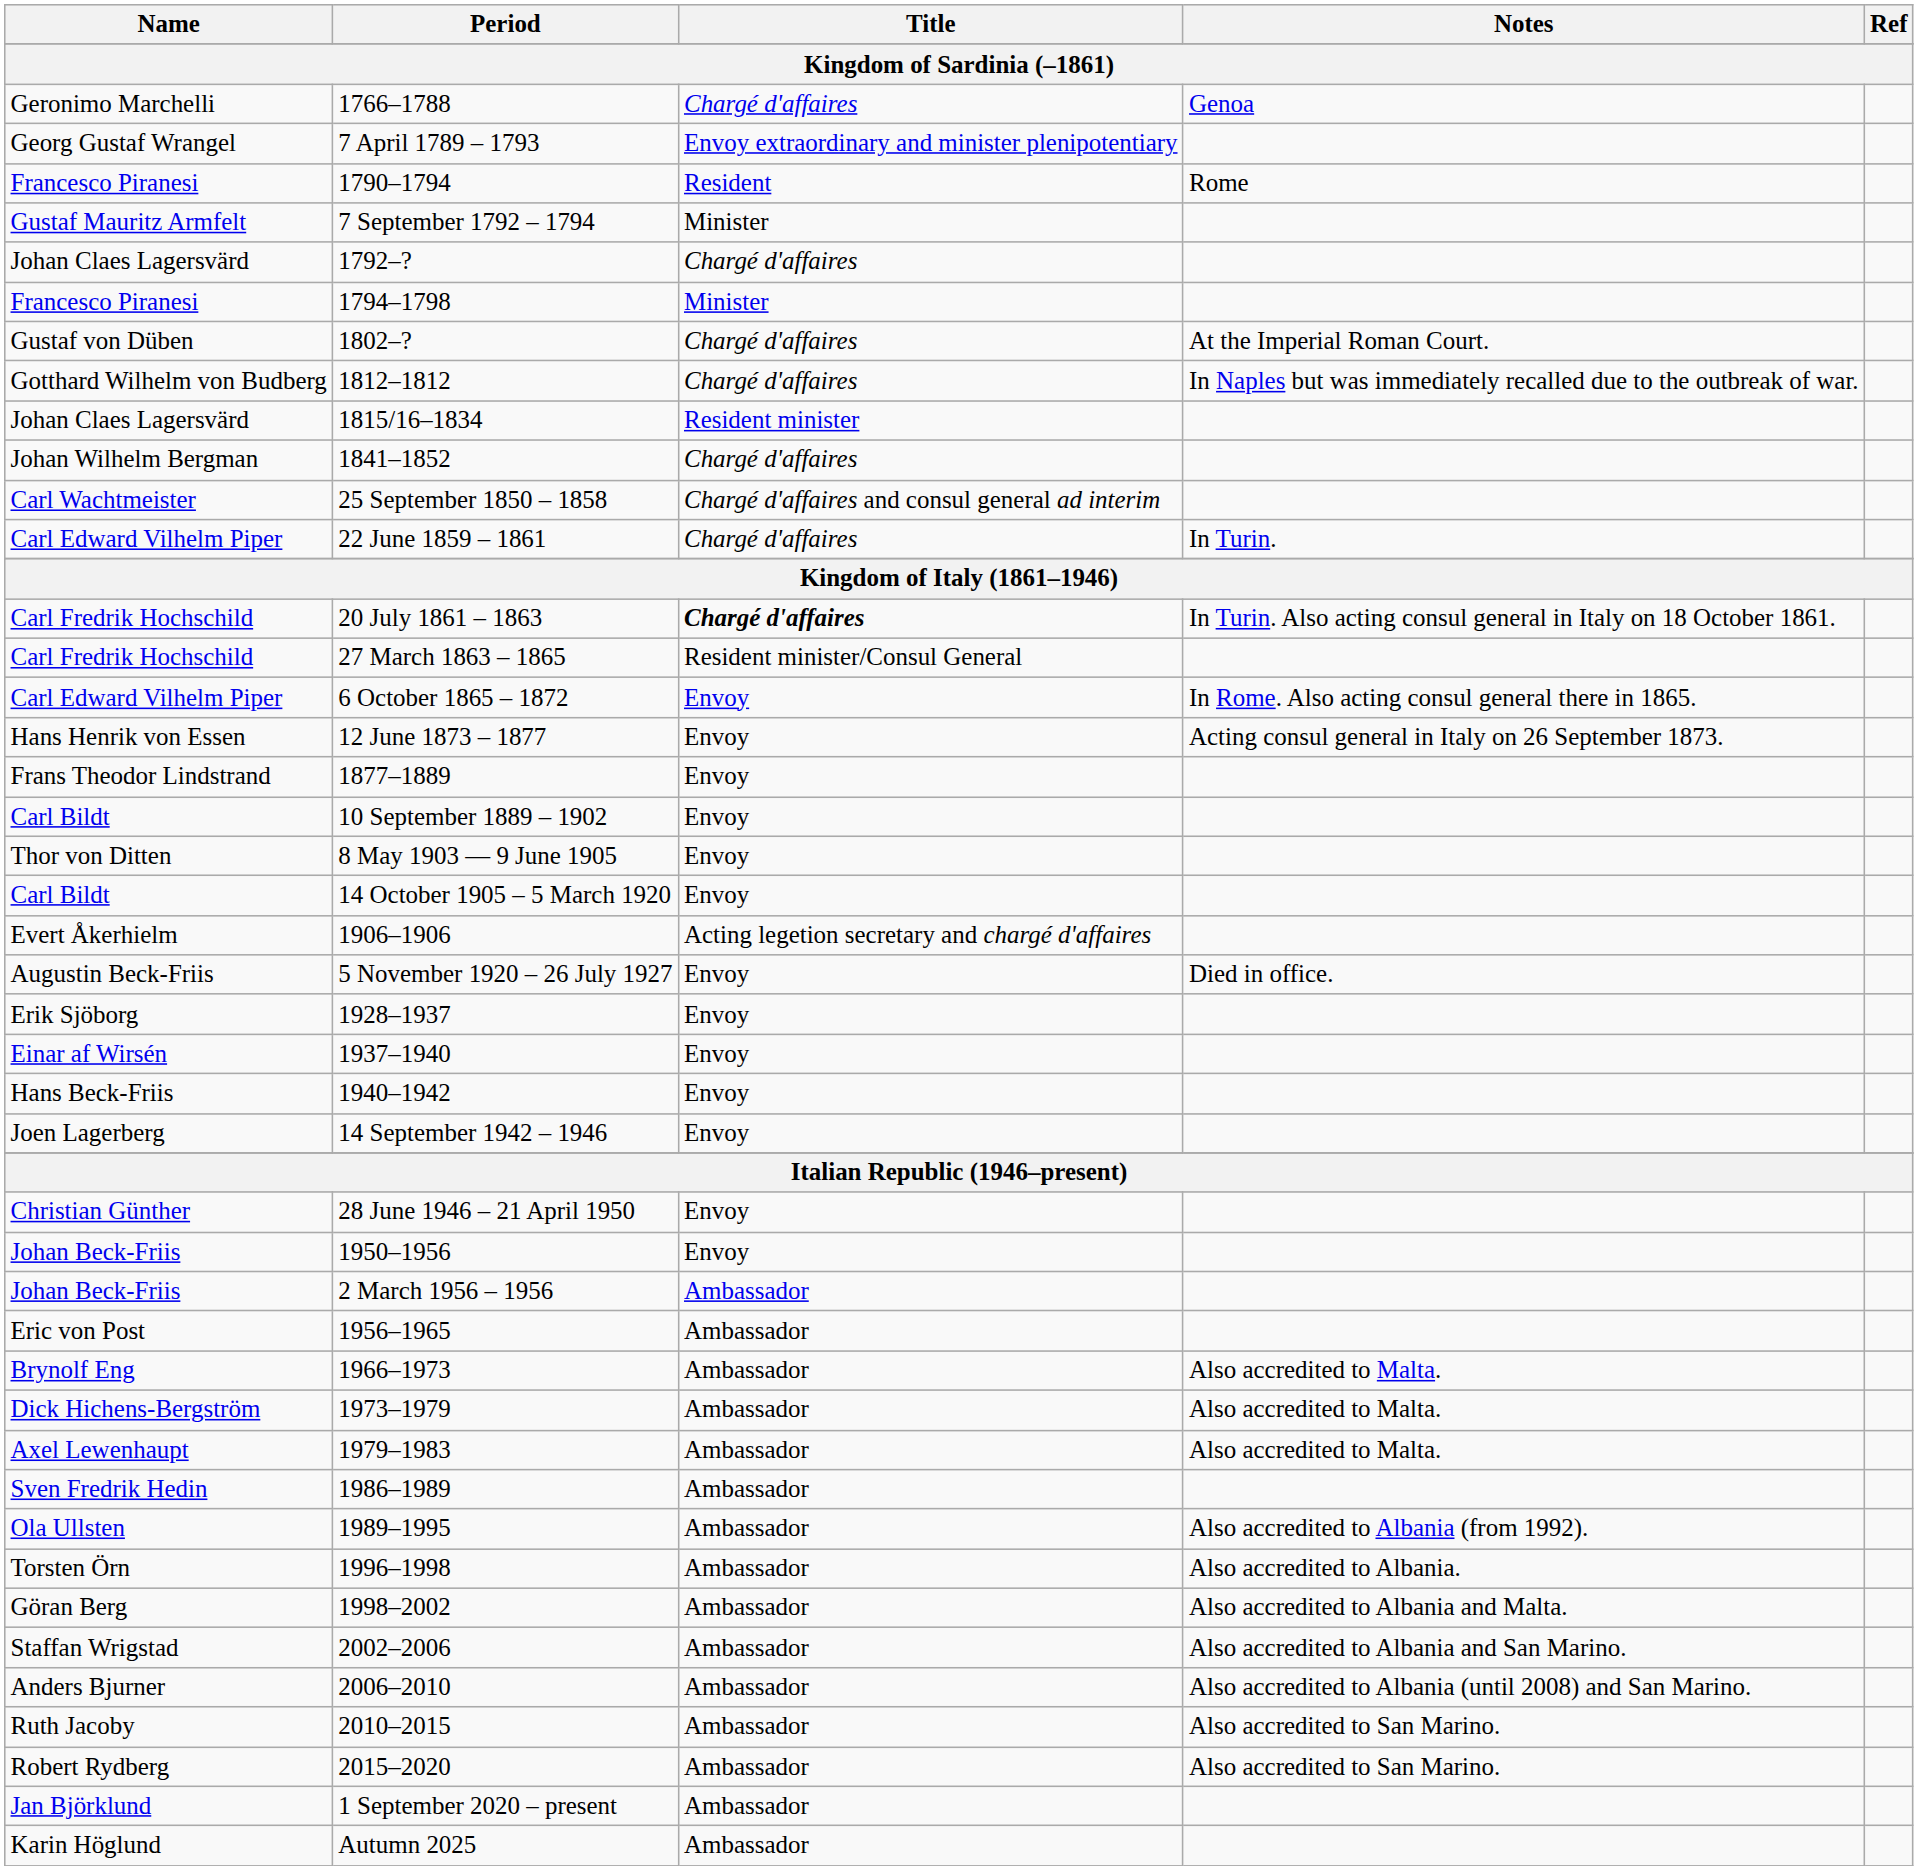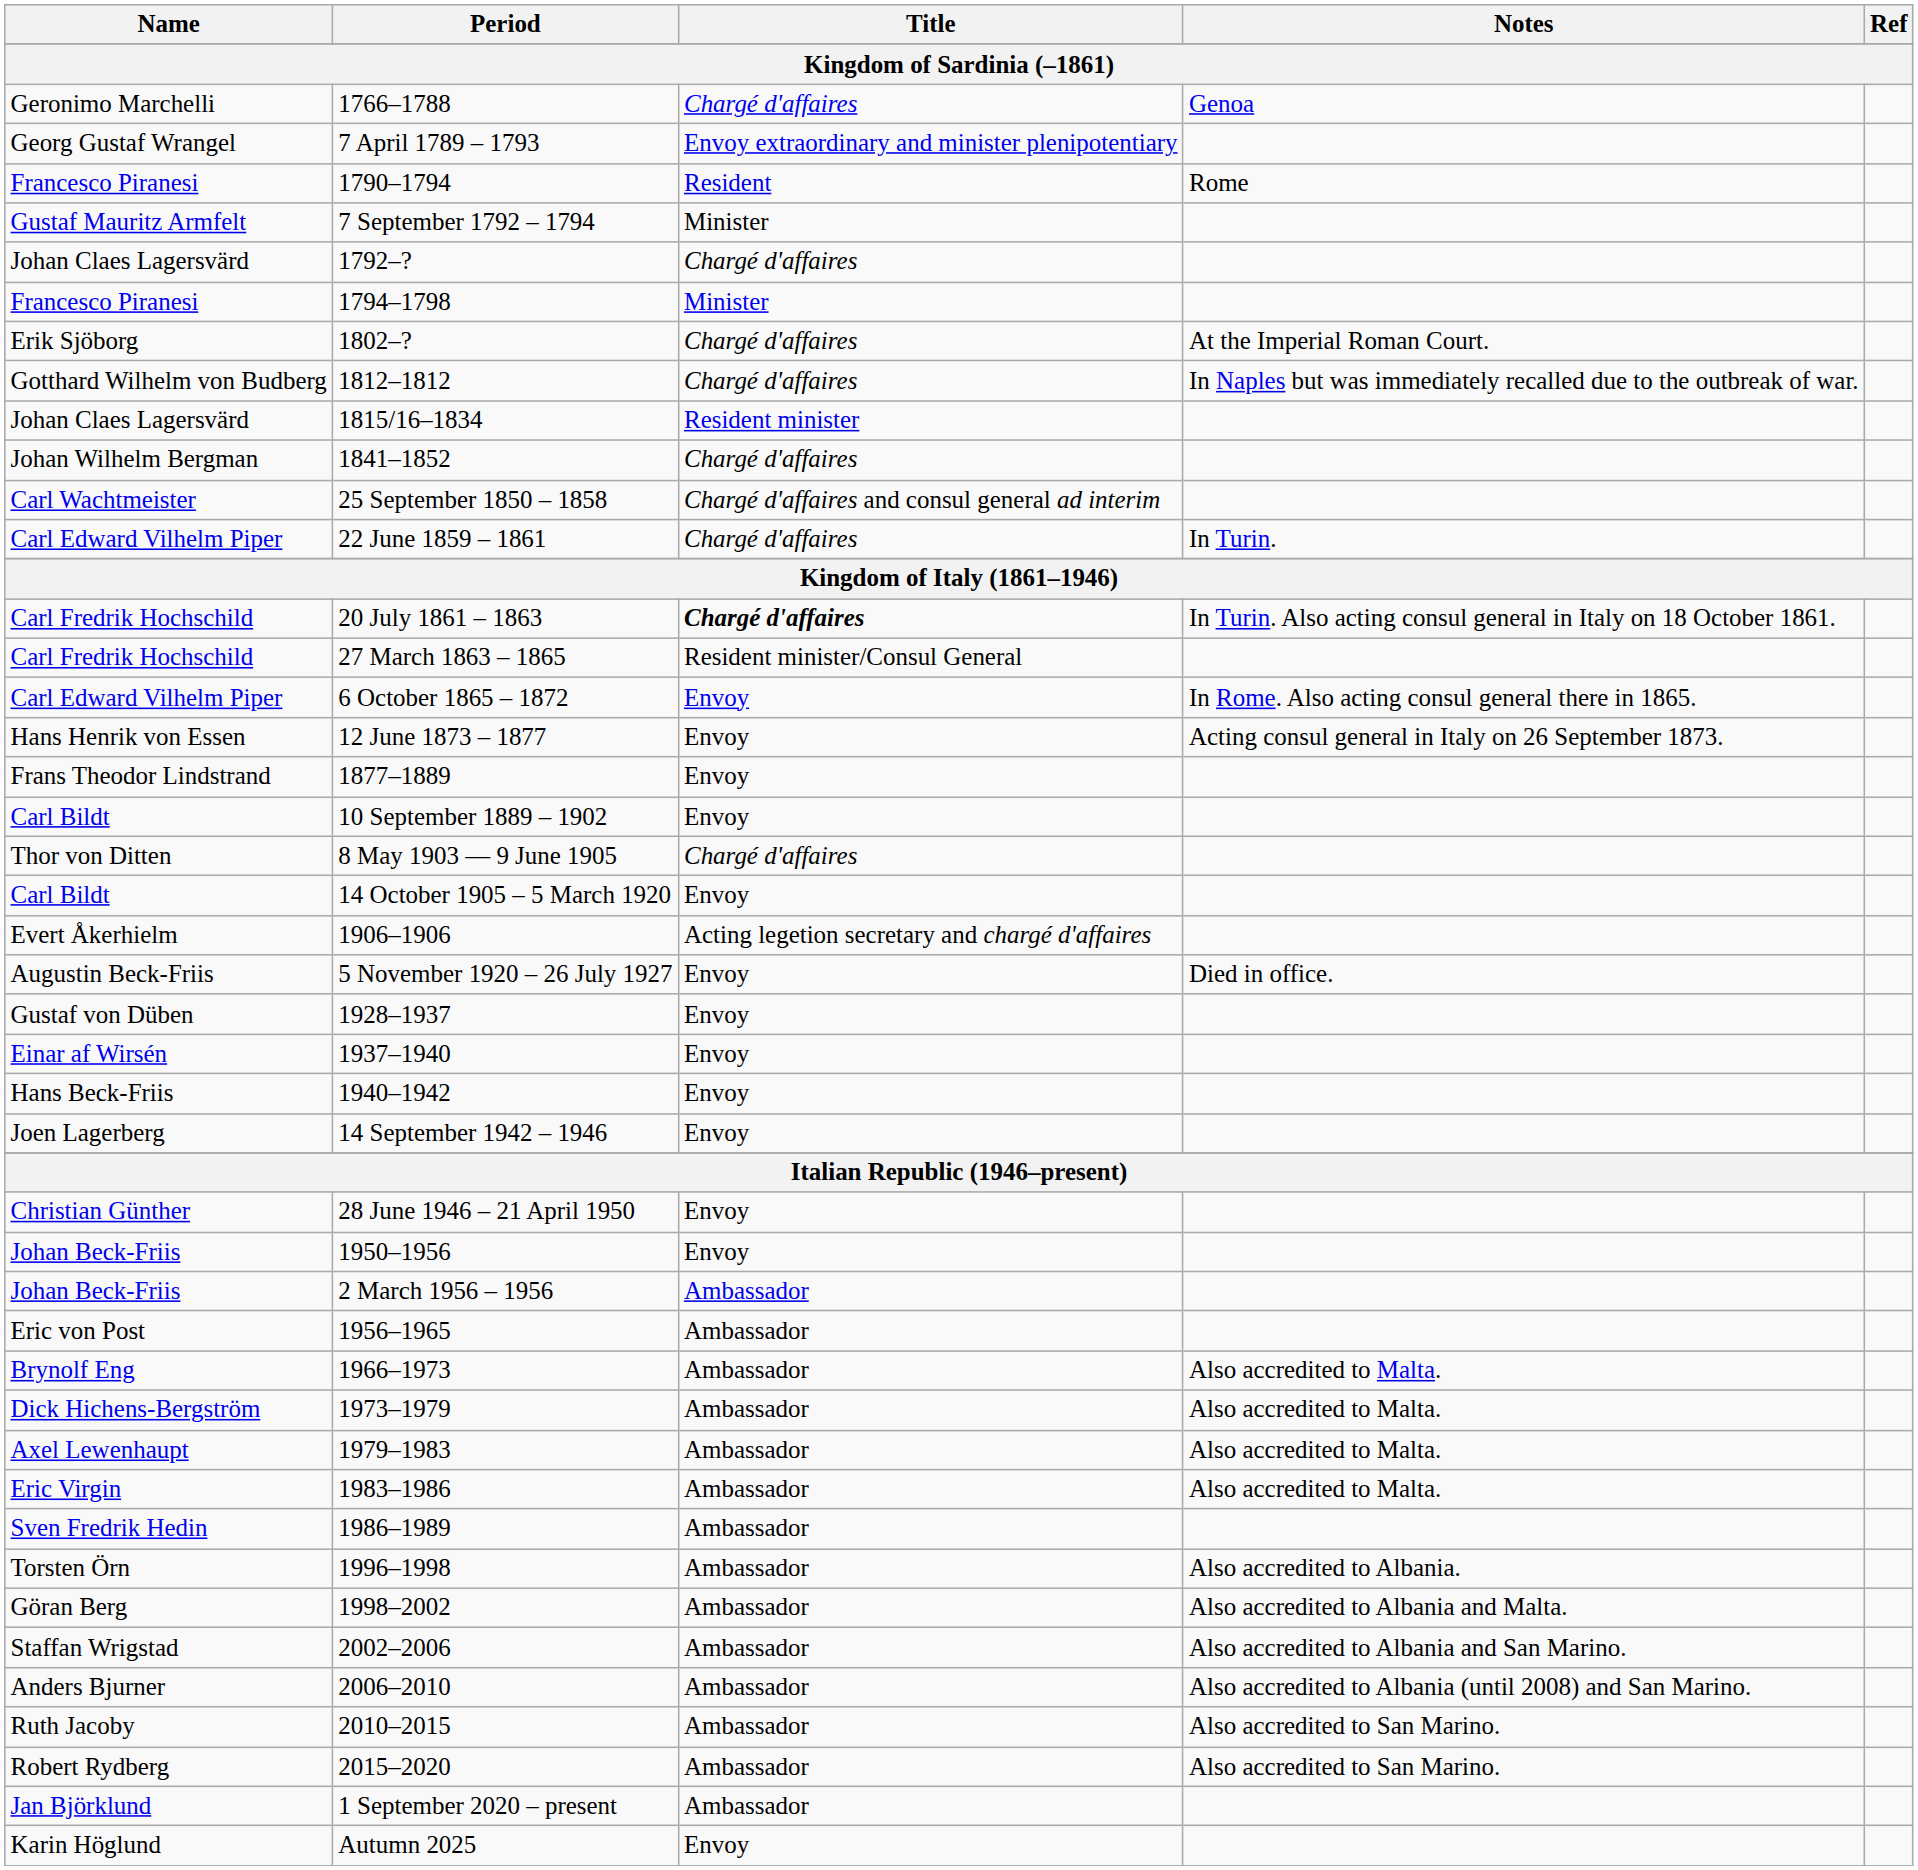(102, 340) Gustaf von Düben -> (74, 340) Erik Sjöborg
(717, 855) Envoy -> (771, 855) Chargé d'affaires
(74, 1013) Erik Sjöborg -> (102, 1013) Gustaf von Düben
+ row: (394, 1488)
- row: (394, 1528)
(746, 1845) Ambassador -> (717, 1845) Envoy
